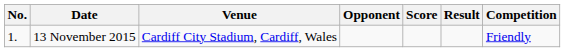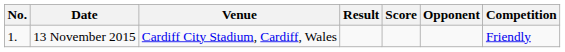columns swapped: (372, 15) <-> (462, 15)
